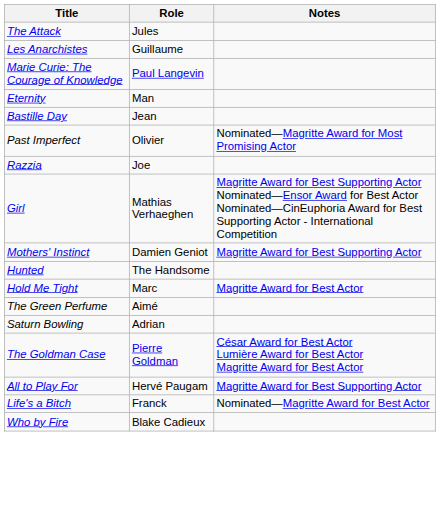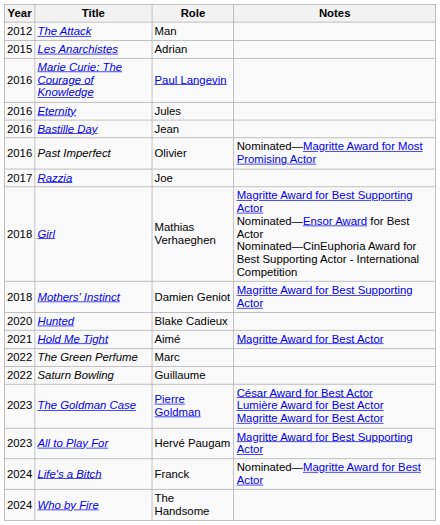+ column: (20, 13)
(145, 31) Jules -> (166, 31) Man
(157, 49) Guillaume -> (171, 49) Adrian
(143, 98) Man -> (168, 111) Jules
(171, 270) The Handsome -> (191, 321) Blake Cadieux
(145, 288) Marc -> (167, 339) Aimé
(145, 306) Aimé -> (167, 357) Marc
(148, 324) Adrian -> (180, 375) Guillaume
(169, 422) Blake Cadieux -> (182, 505) The Handsome
